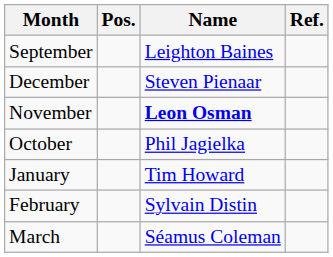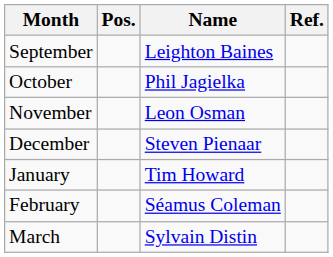rows swapped: (41, 143) <-> (49, 81)
(198, 112) bold -> (195, 112) normal
(201, 205) Sylvain Distin -> (213, 205) Séamus Coleman
(213, 236) Séamus Coleman -> (201, 236) Sylvain Distin
